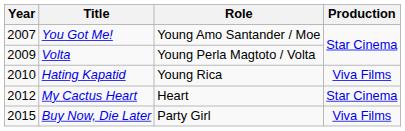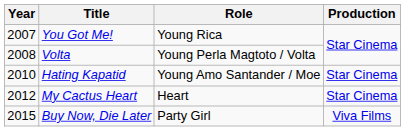(239, 34) Young Amo Santander / Moe -> (190, 34) Young Rica
(22, 55) 2009 -> (22, 55) 2008
(190, 75) Young Rica -> (239, 75) Young Amo Santander / Moe
(362, 75) Viva Films -> (362, 75) Star Cinema
